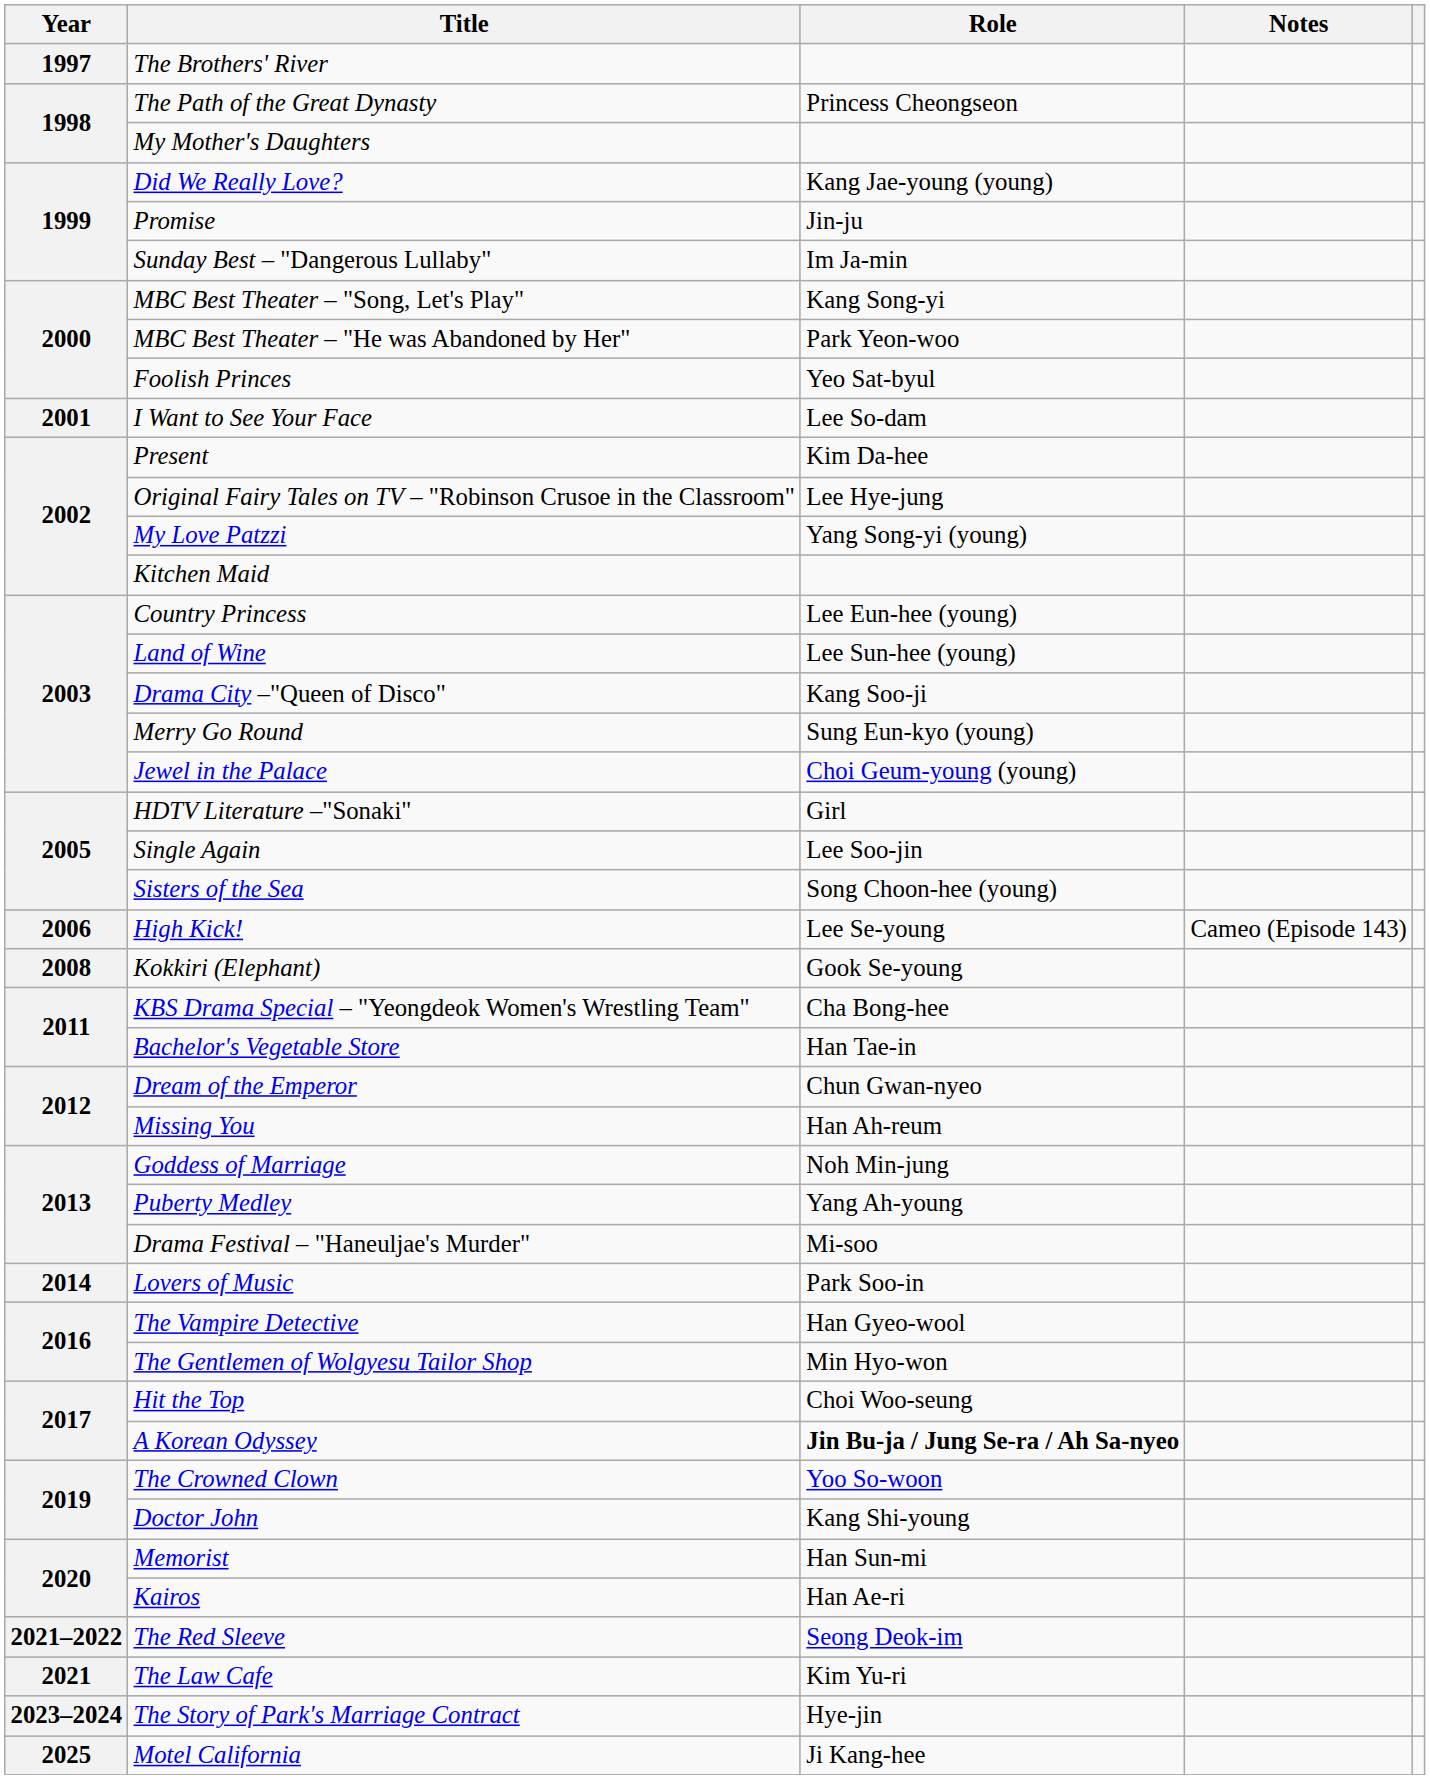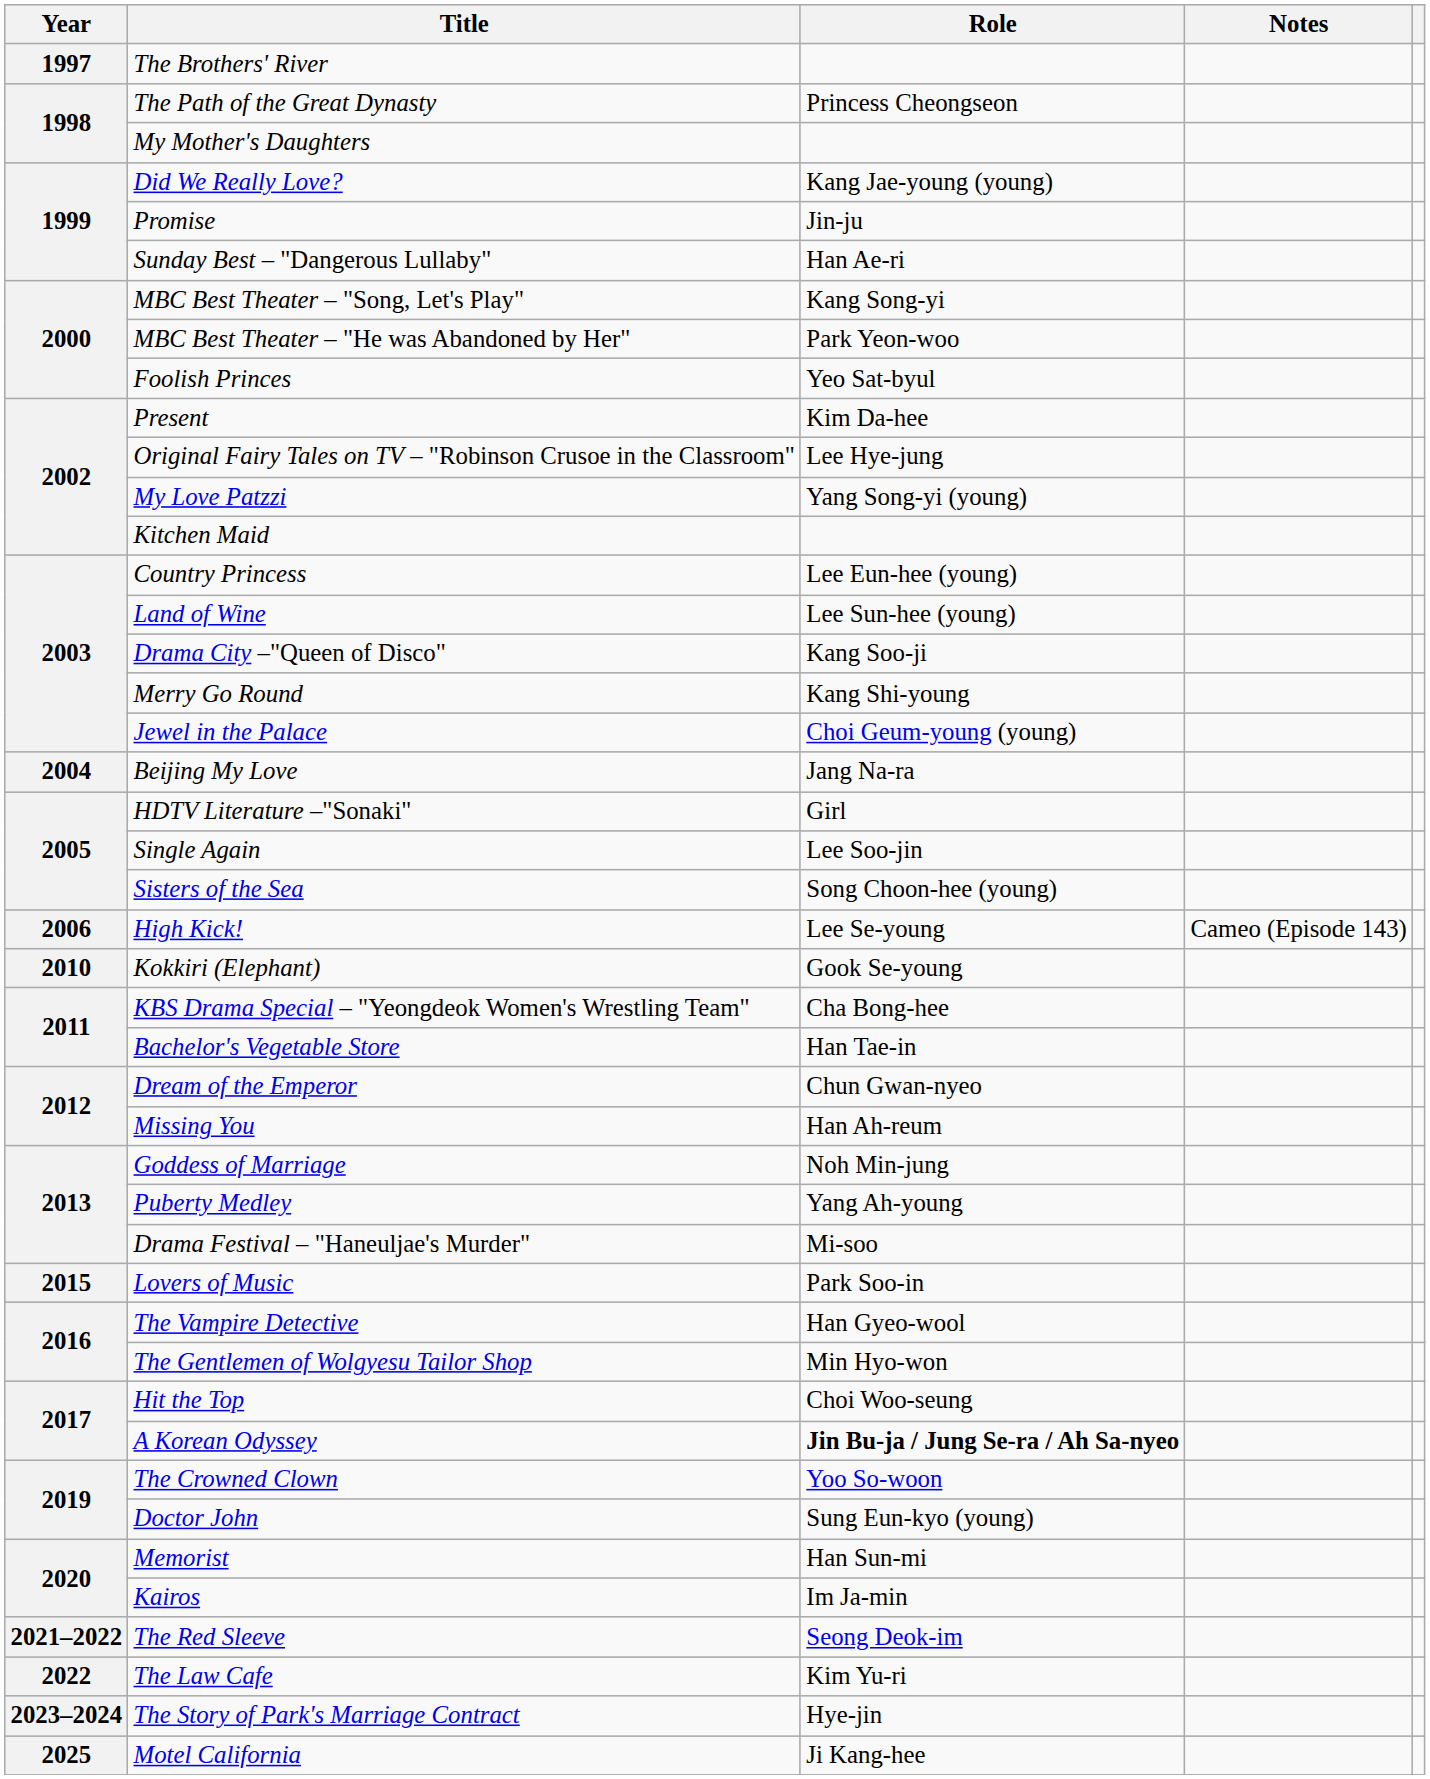(857, 260) Im Ja-min -> (856, 260) Han Ae-ri
- row: (253, 417)
(920, 732) Sung Eun-kyo (young) -> (888, 692) Kang Shi-young
+ row: (215, 771)
(66, 968) 2008 -> (66, 968) 2010
(66, 1282) 2014 -> (66, 1282) 2015
(888, 1518) Kang Shi-young -> (920, 1518) Sung Eun-kyo (young)
(856, 1597) Han Ae-ri -> (857, 1597) Im Ja-min
(66, 1676) 2021 -> (66, 1676) 2022
